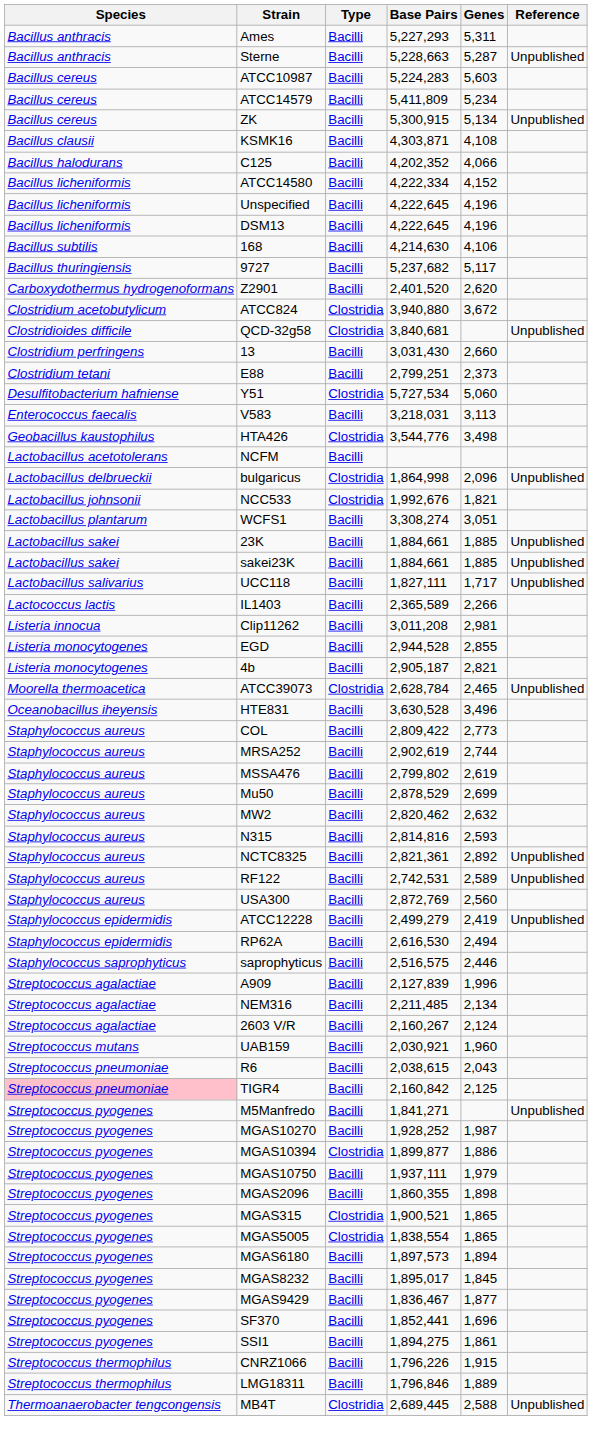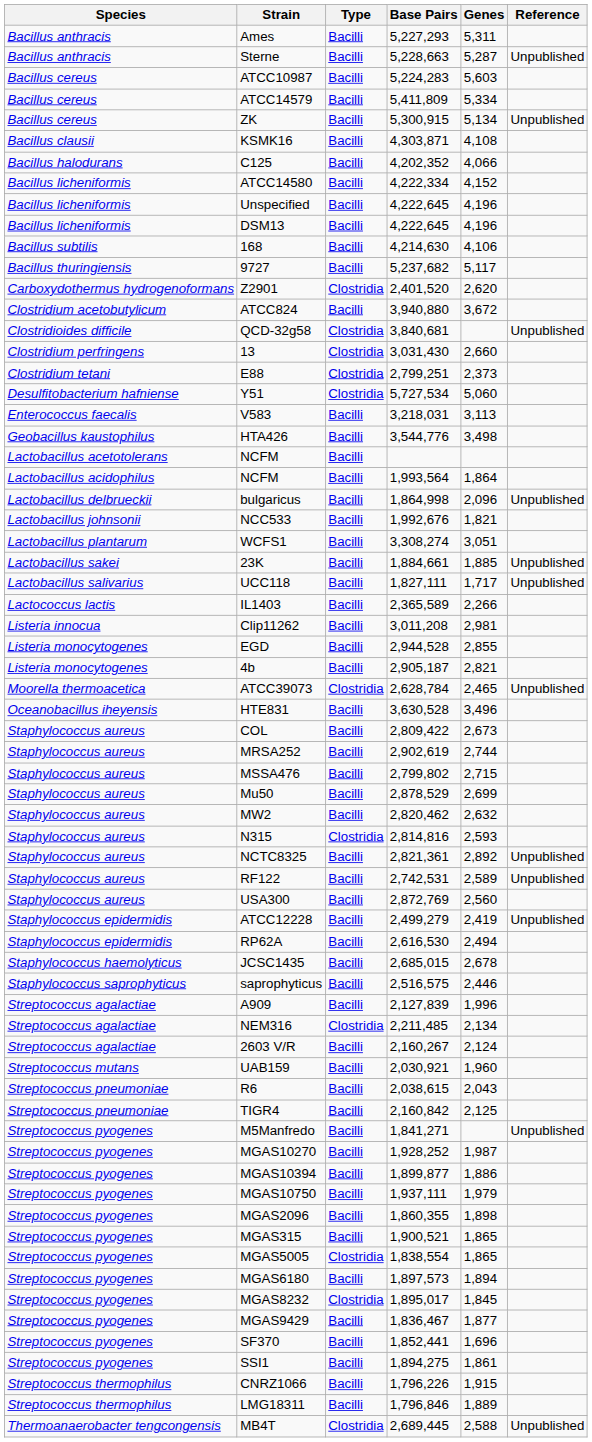(480, 99) 5,234 -> (480, 99) 5,334
(346, 288) Bacilli -> (356, 288) Clostridia
(356, 309) Clostridia -> (346, 309) Bacilli
(346, 352) Bacilli -> (356, 352) Clostridia
(346, 373) Bacilli -> (356, 373) Clostridia
(356, 436) Clostridia -> (346, 436) Bacilli
+ row: (259, 478)
(356, 478) Clostridia -> (346, 499) Bacilli
(356, 499) Clostridia -> (346, 520) Bacilli
- row: (268, 562)
(480, 731) 2,773 -> (480, 731) 2,673
(480, 773) 2,619 -> (480, 773) 2,715
(346, 836) Bacilli -> (356, 836) Clostridia
+ row: (272, 962)
(346, 1004) Bacilli -> (356, 1025) Clostridia
(88, 1089) pink background -> (88, 1110) no background
(356, 1152) Clostridia -> (346, 1173) Bacilli
(356, 1215) Clostridia -> (346, 1236) Bacilli
(346, 1278) Bacilli -> (356, 1299) Clostridia
